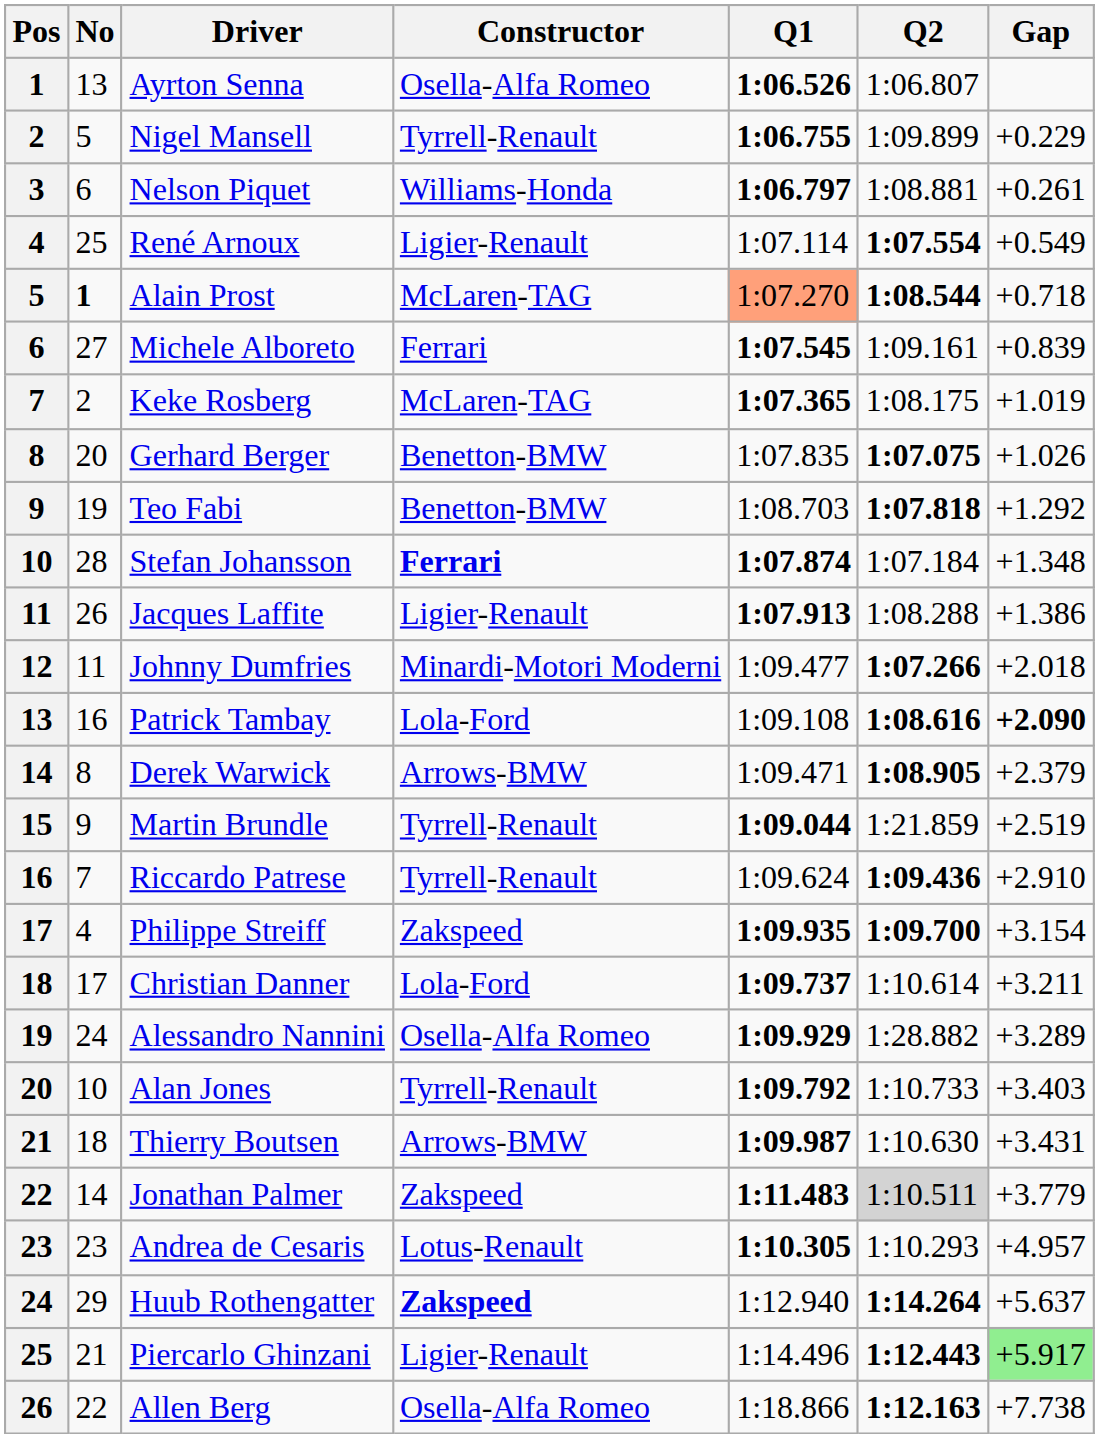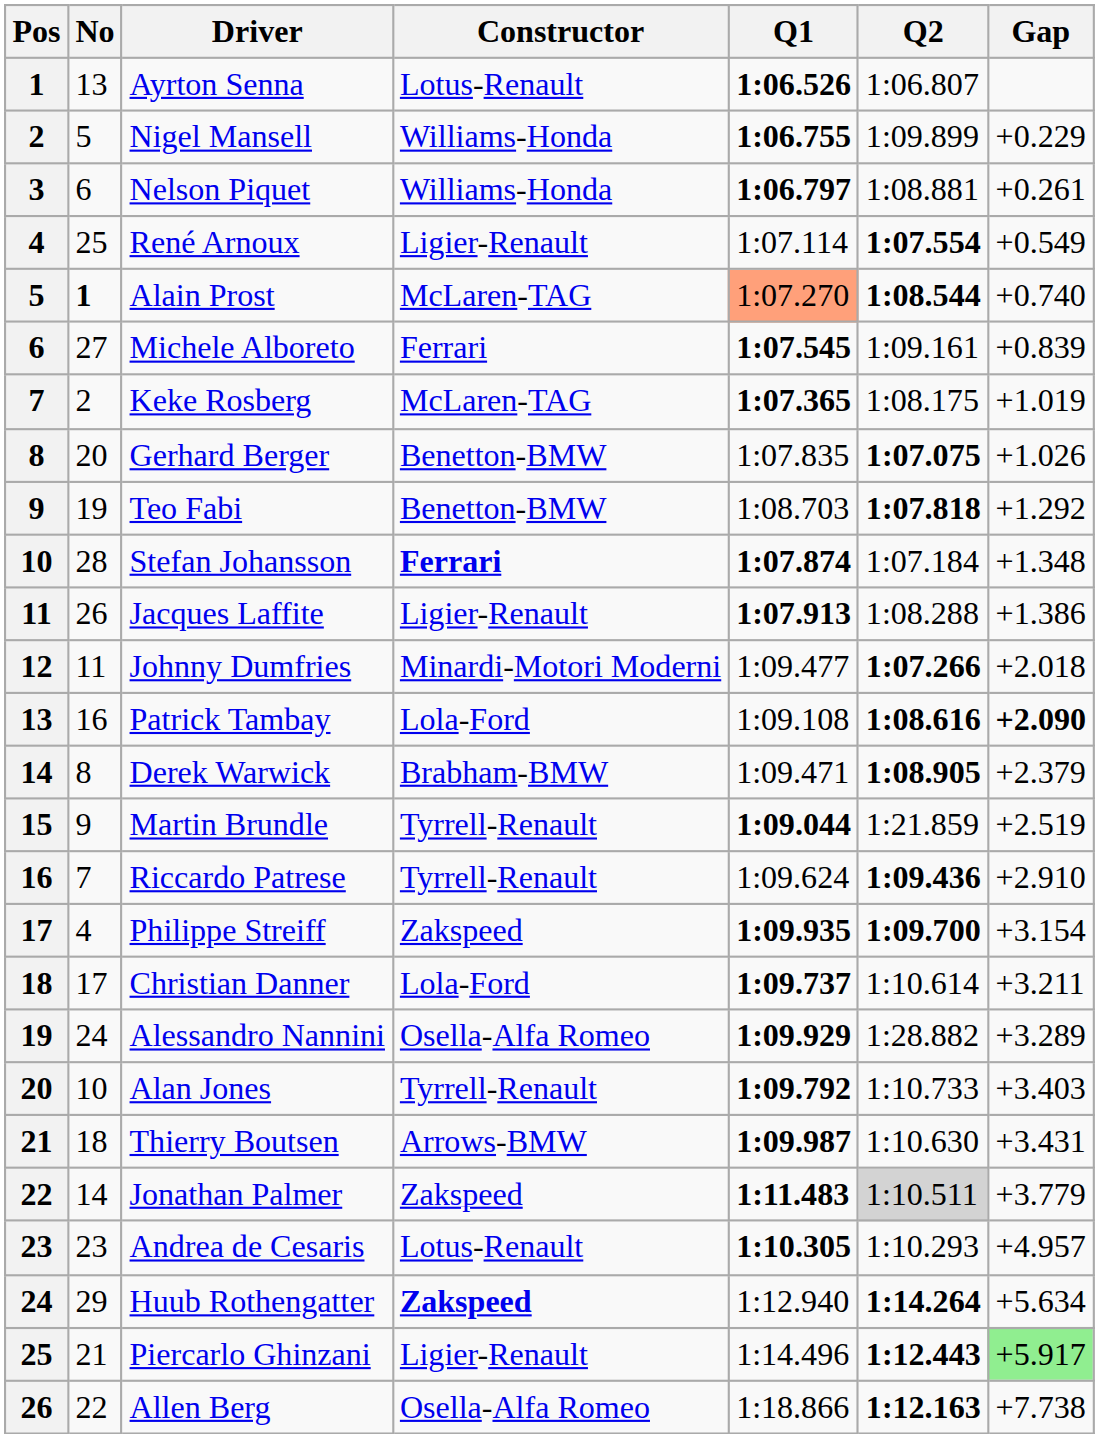(525, 84) Osella-Alfa Romeo -> (492, 84) Lotus-Renault
(498, 136) Tyrrell-Renault -> (506, 136) Williams-Honda
(1041, 295) +0.718 -> (1041, 295) +0.740
(493, 771) Arrows-BMW -> (504, 771) Brabham-BMW
(1041, 1300) +5.637 -> (1041, 1300) +5.634
